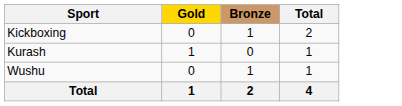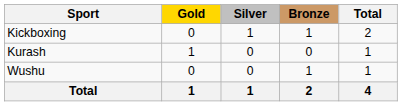+ column: (250, 14)
